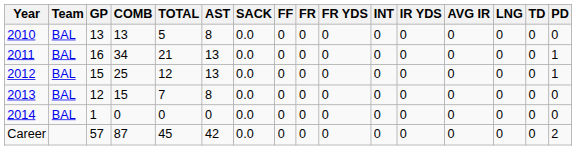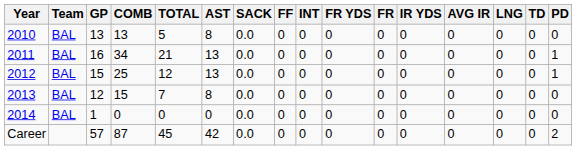columns swapped: (307, 14) <-> (384, 14)
